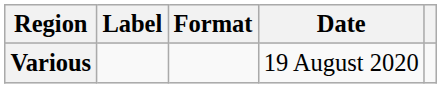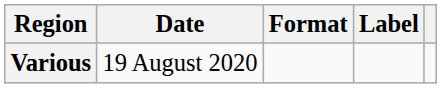columns swapped: (341, 23) <-> (132, 23)
